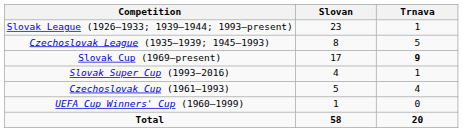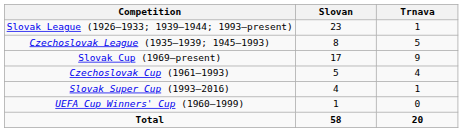(417, 58) bold -> (417, 58) normal
rows swapped: (150, 89) <-> (150, 74)
